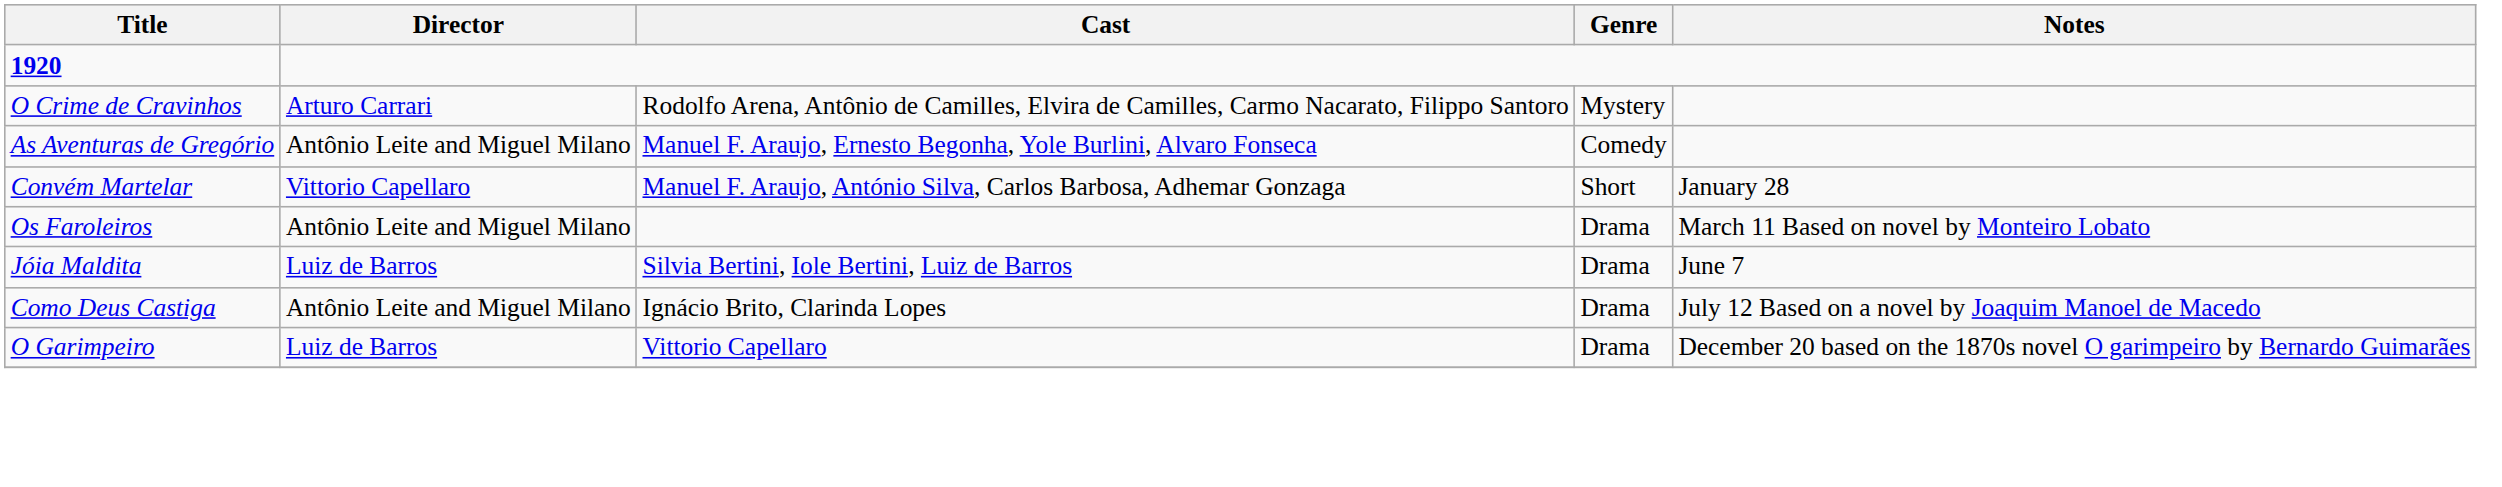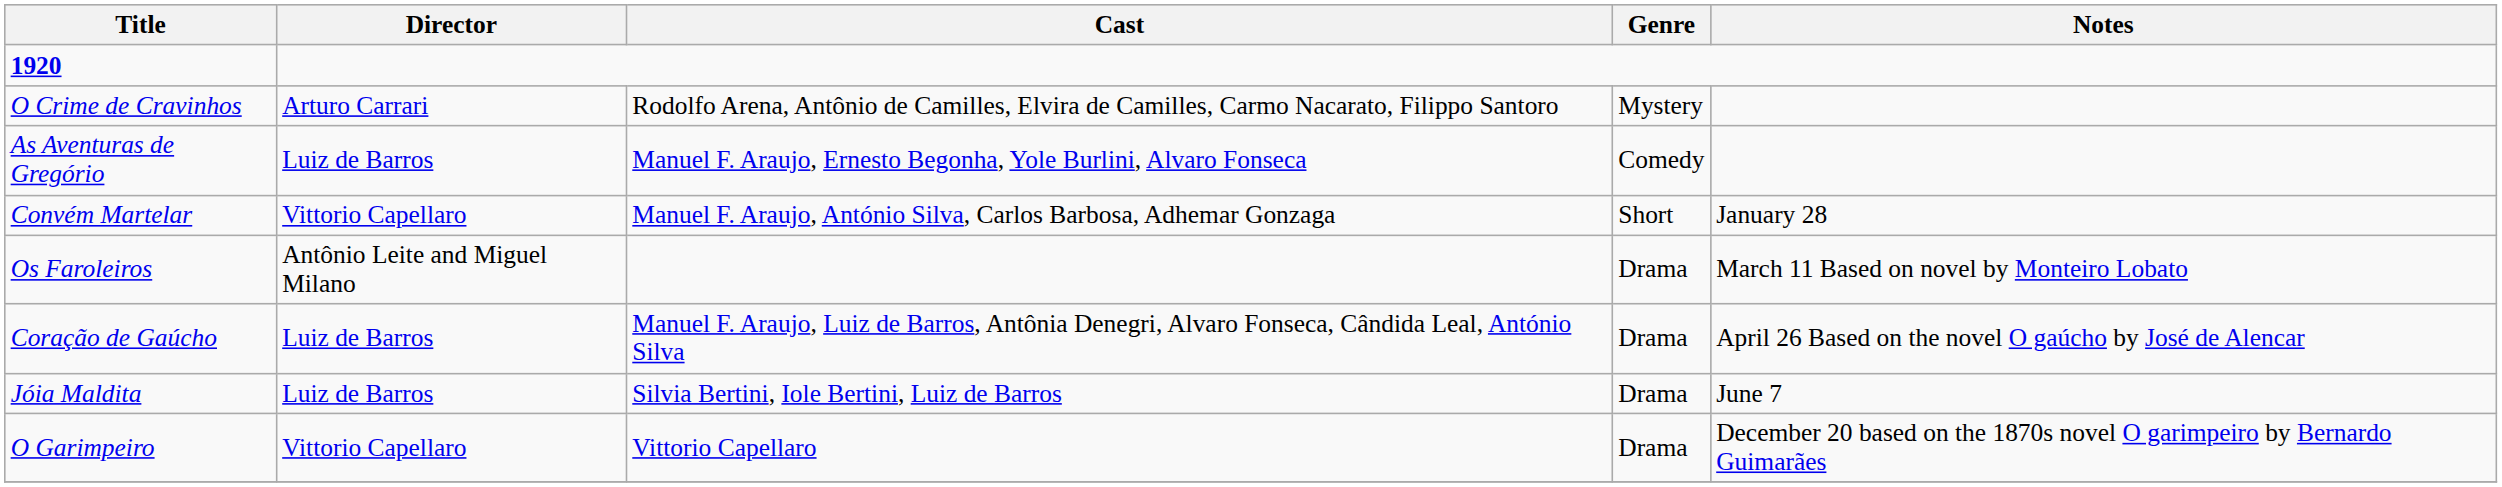(458, 145) Antônio Leite and Miguel Milano -> (358, 160) Luiz de Barros
+ row: (114, 338)
- row: (113, 307)
(362, 347) Luiz de Barros -> (374, 447) Vittorio Capellaro
